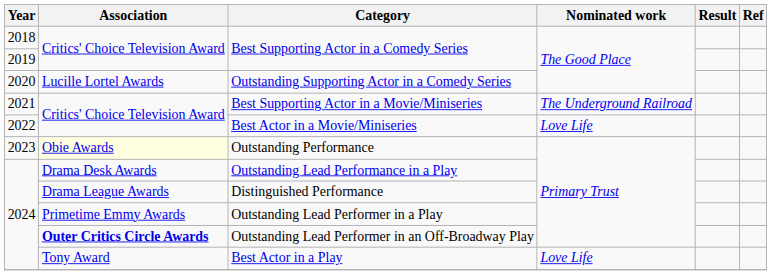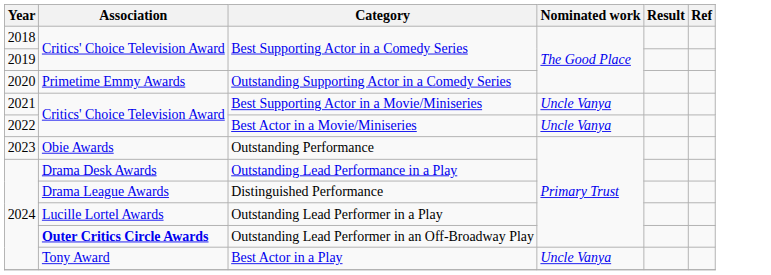(103, 81) Lucille Lortel Awards -> (114, 81) Primetime Emmy Awards
(616, 103) The Underground Railroad -> (576, 103) Uncle Vanya
(567, 125) Love Life -> (576, 125) Uncle Vanya
(78, 147) lightyellow background -> (78, 147) no background
(114, 214) Primetime Emmy Awards -> (103, 214) Lucille Lortel Awards
(567, 258) Love Life -> (576, 258) Uncle Vanya
